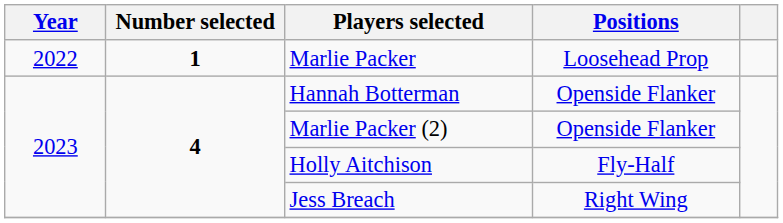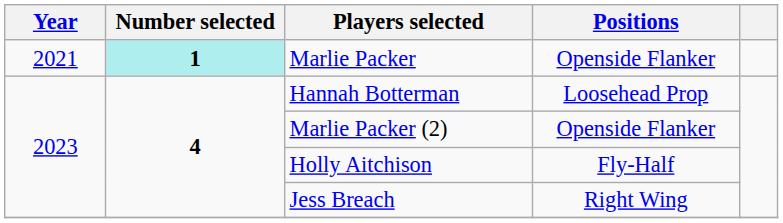(55, 57) 2022 -> (55, 57) 2021
(195, 57) no background -> (195, 57) paleturquoise background
(636, 57) Loosehead Prop -> (636, 57) Openside Flanker
(636, 93) Openside Flanker -> (636, 93) Loosehead Prop
